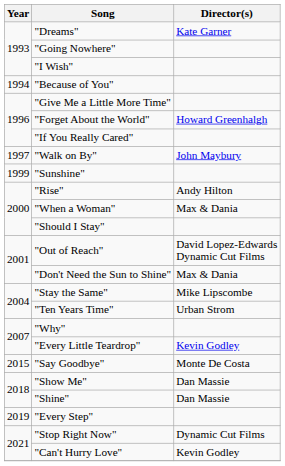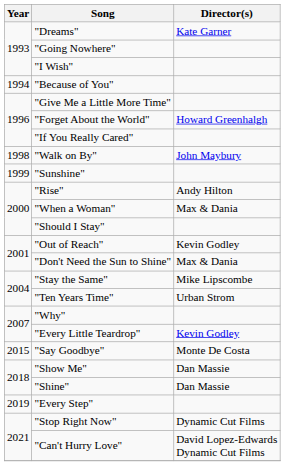(18, 155) 1997 -> (18, 155) 1998
(227, 250) David Lopez-Edwards Dynamic Cut Films -> (208, 244) Kevin Godley
(208, 452) Kevin Godley -> (227, 445) David Lopez-Edwards Dynamic Cut Films
